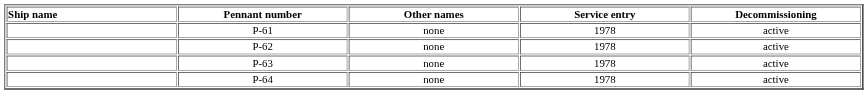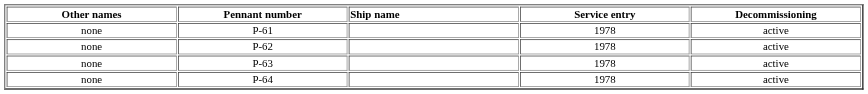columns swapped: (33, 14) <-> (434, 14)
